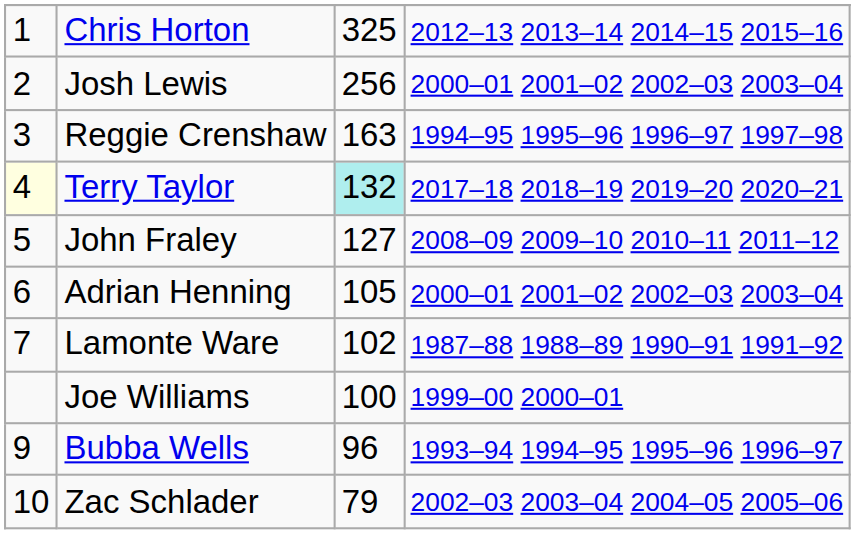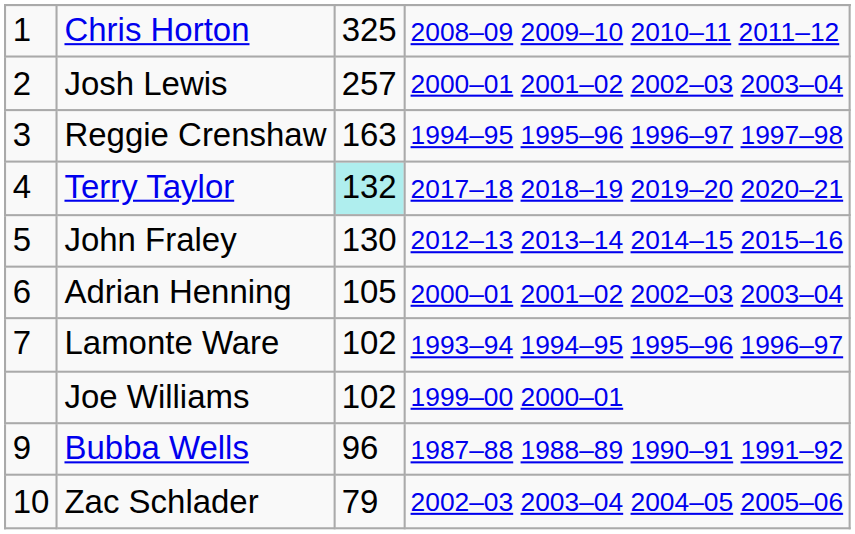(627, 31) 2012–13 2013–14 2014–15 2015–16 -> (625, 31) 2008–09 2009–10 2010–11 2011–12
(369, 82) 256 -> (369, 82) 257
(22, 187) lightyellow background -> (22, 187) no background
(369, 239) 127 -> (369, 239) 130
(625, 240) 2008–09 2009–10 2010–11 2011–12 -> (627, 240) 2012–13 2013–14 2014–15 2015–16
(627, 345) 1987–88 1988–89 1990–91 1991–92 -> (627, 345) 1993–94 1994–95 1995–96 1996–97
(369, 396) 100 -> (369, 396) 102
(627, 449) 1993–94 1994–95 1995–96 1996–97 -> (627, 449) 1987–88 1988–89 1990–91 1991–92
